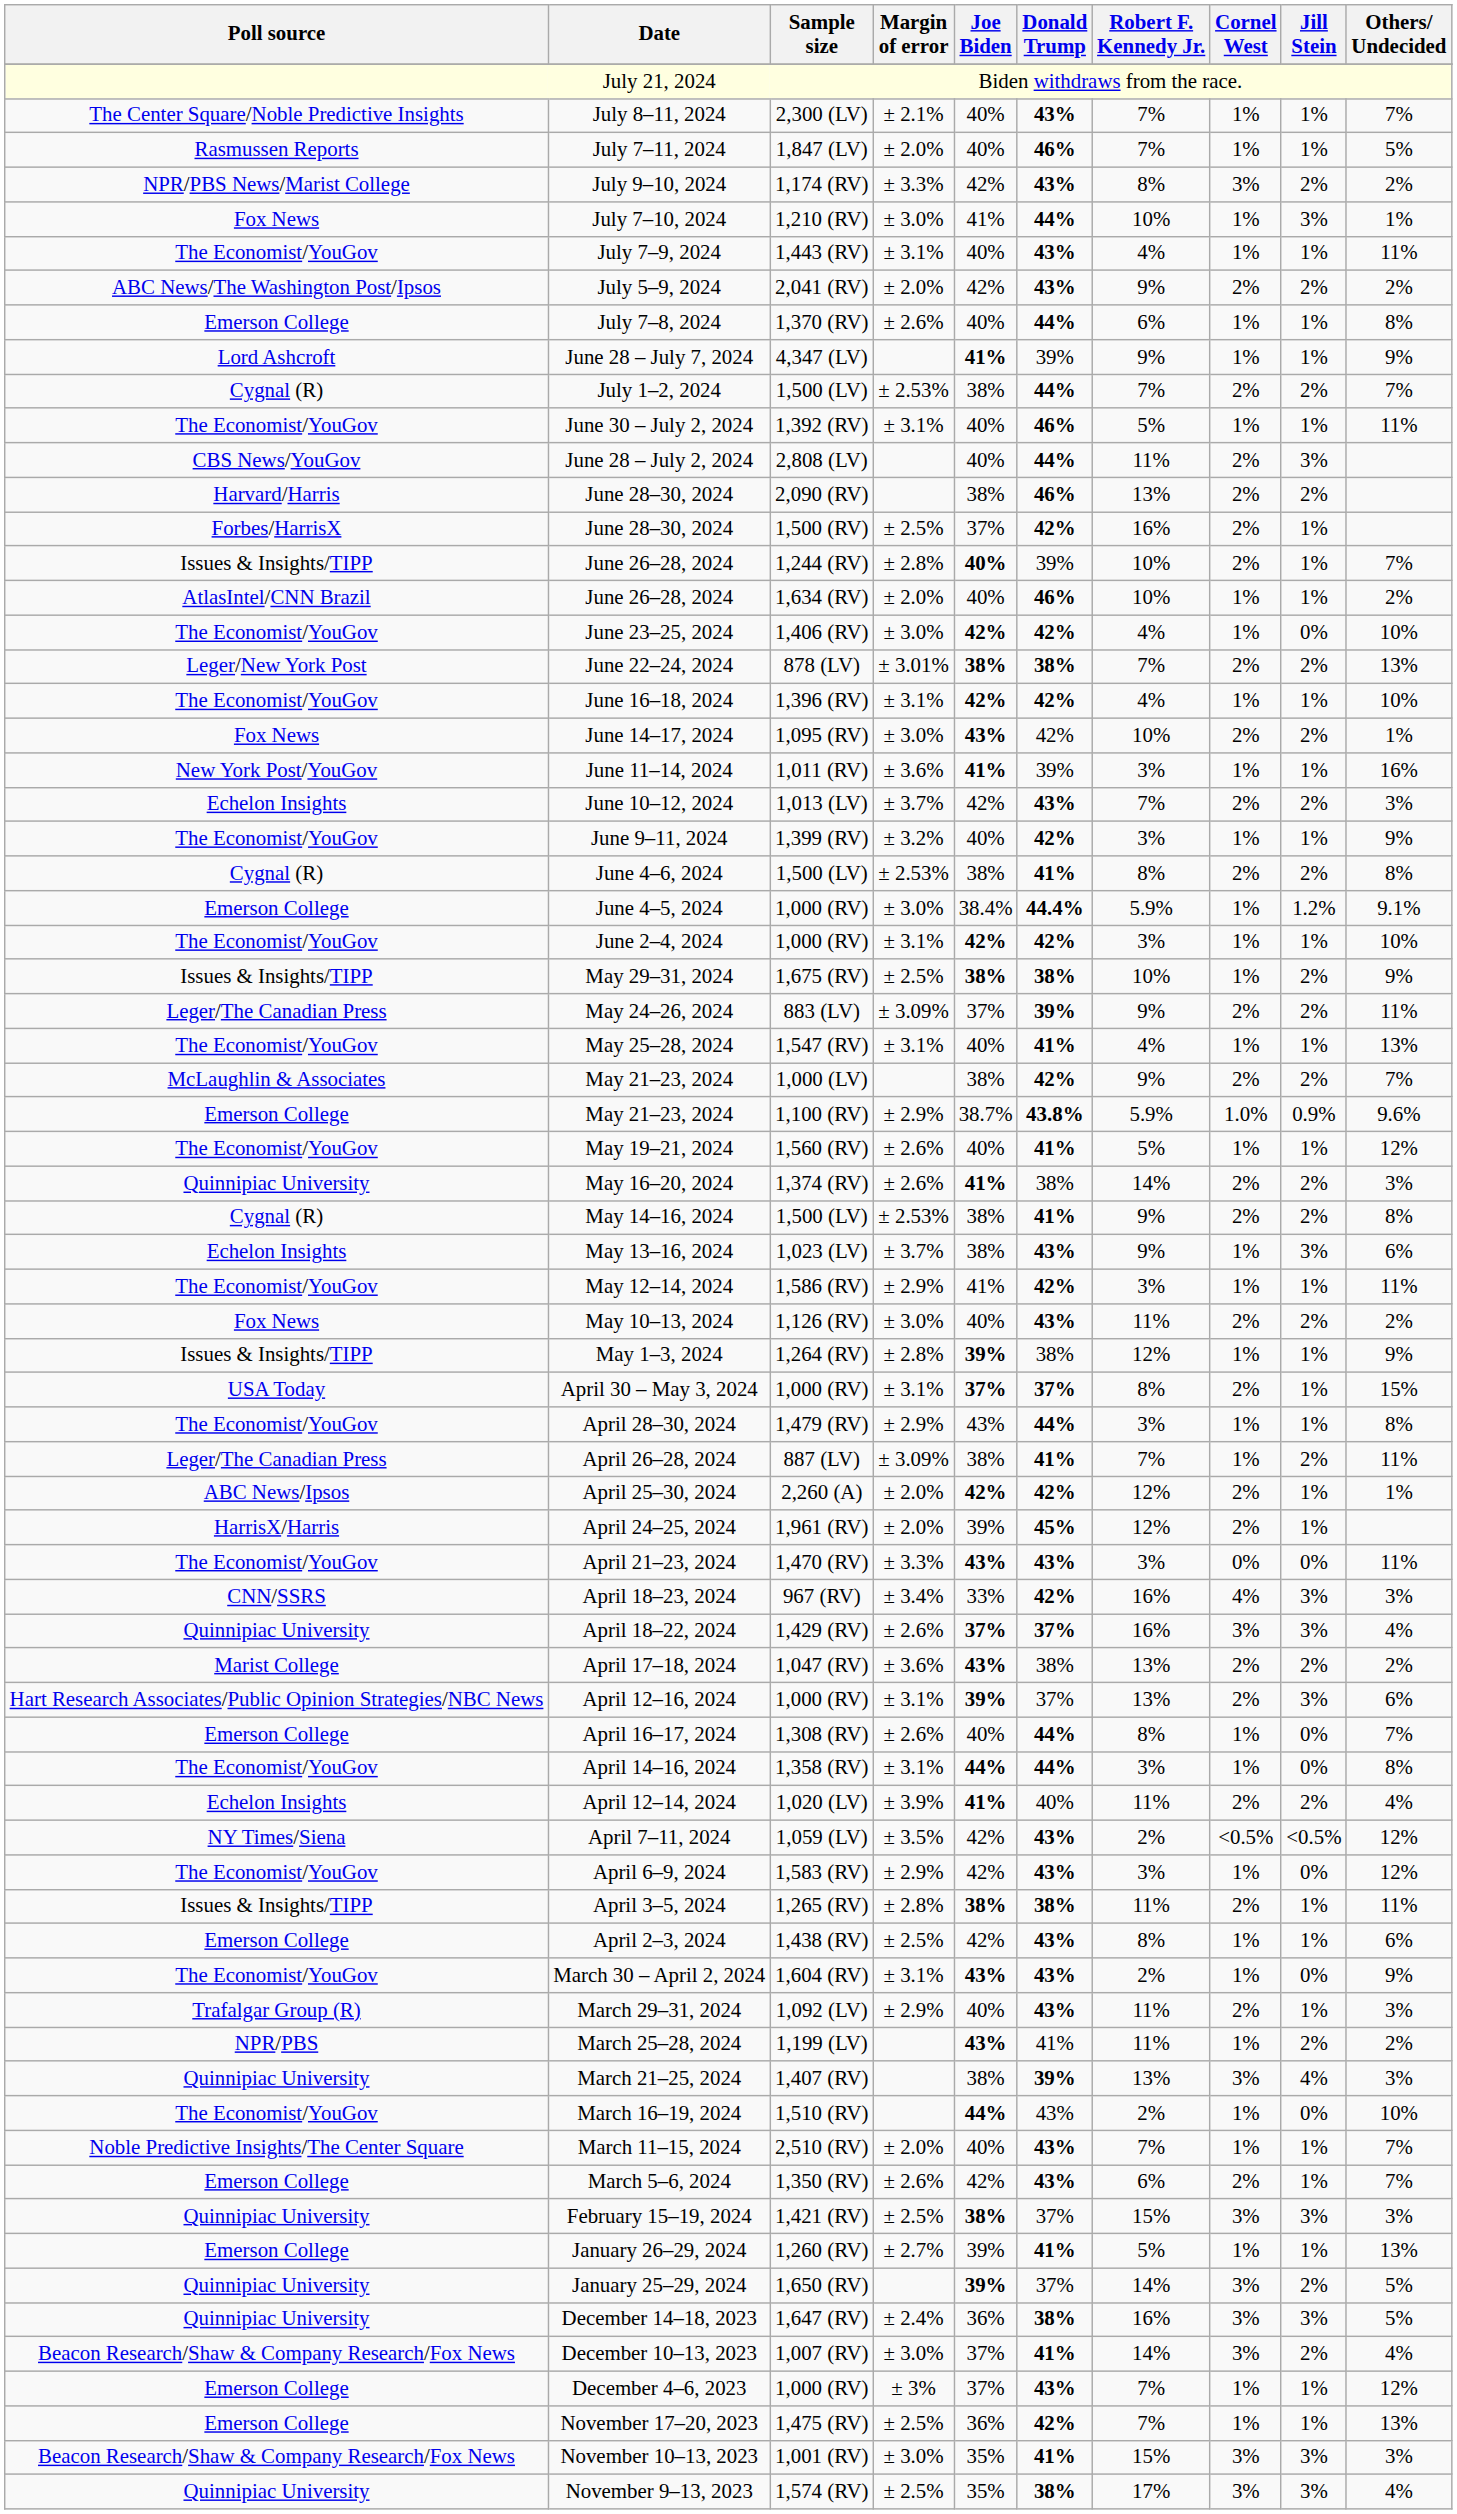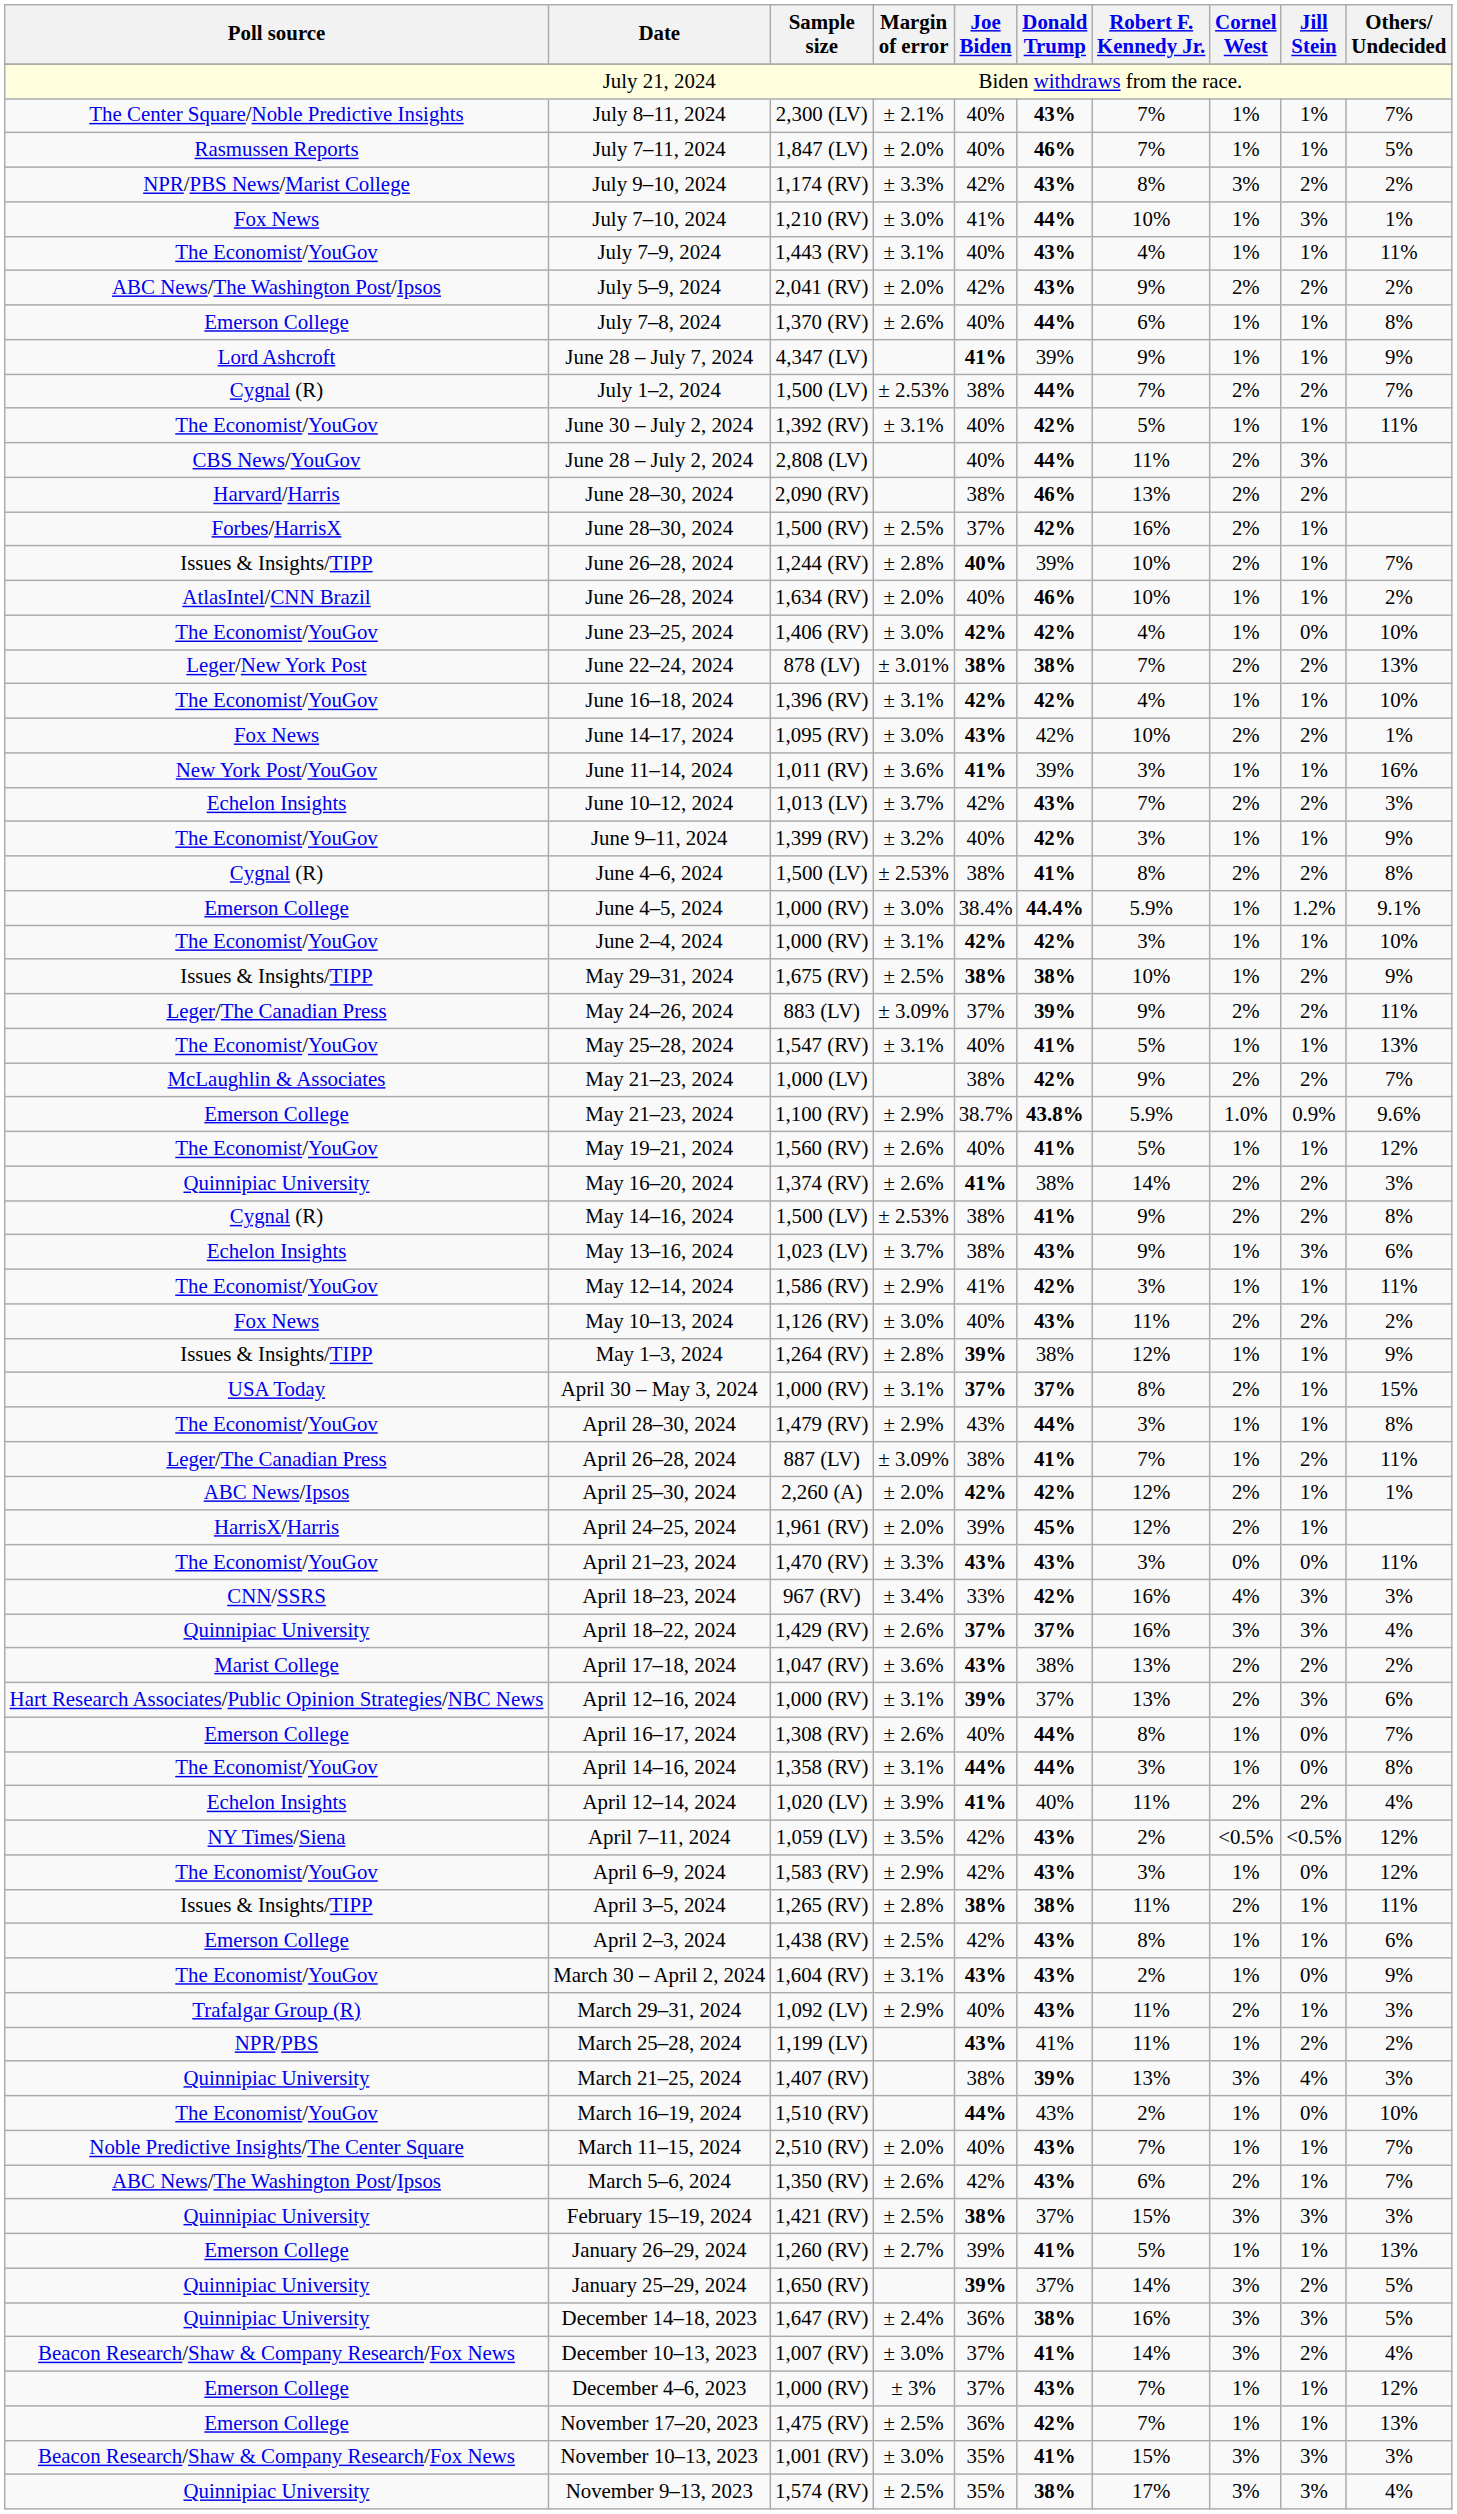(1055, 425) 46% -> (1055, 425) 42%
(1151, 1045) 4% -> (1151, 1045) 5%
(276, 2181) Emerson College -> (276, 2181) ABC News/The Washington Post/Ipsos
